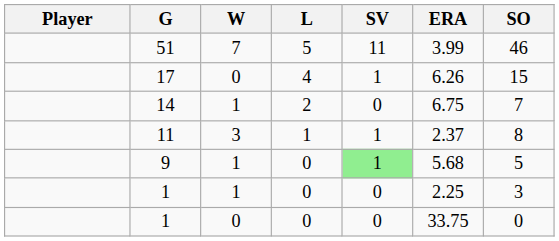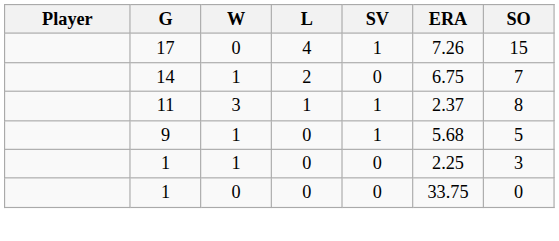- row: (165, 47)
(448, 76) 6.26 -> (448, 47) 7.26
(377, 163) lightgreen background -> (377, 134) no background
